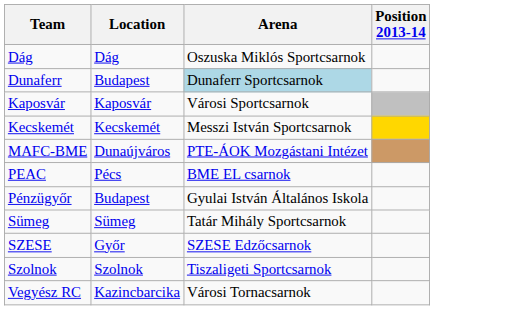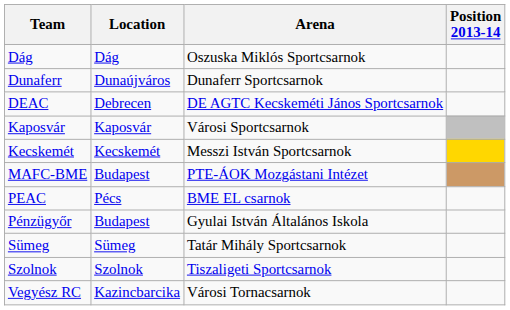(122, 80) Budapest -> (132, 80) Dunaújváros
(255, 80) lightblue background -> (255, 80) no background
+ row: (28, 103)
(132, 151) Dunaújváros -> (122, 174) Budapest
- row: (30, 245)
